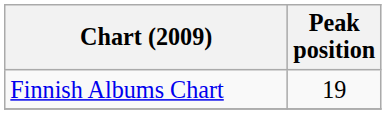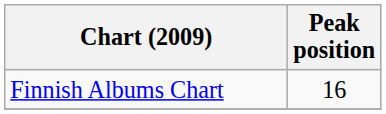(334, 89) 19 -> (334, 89) 16
